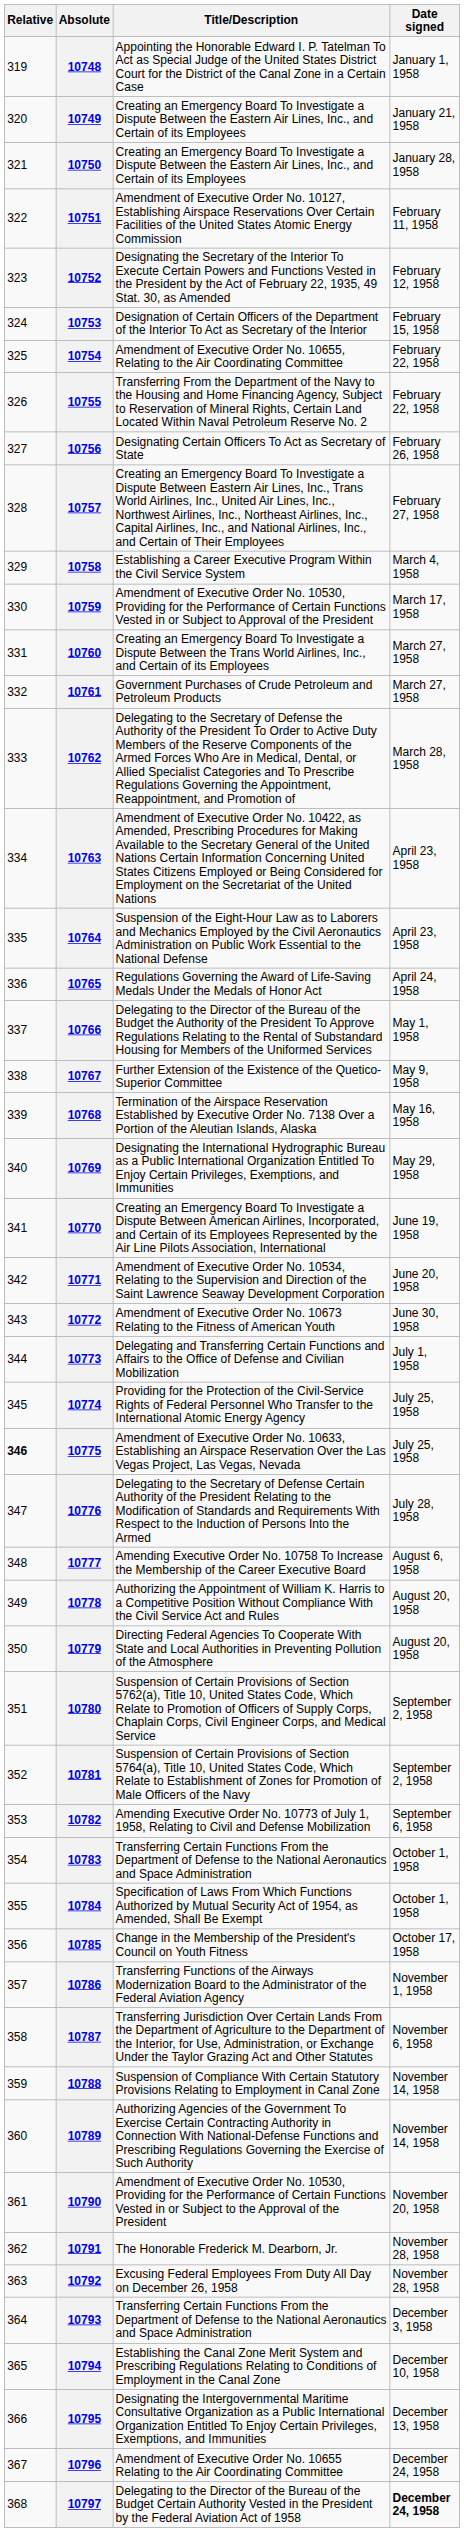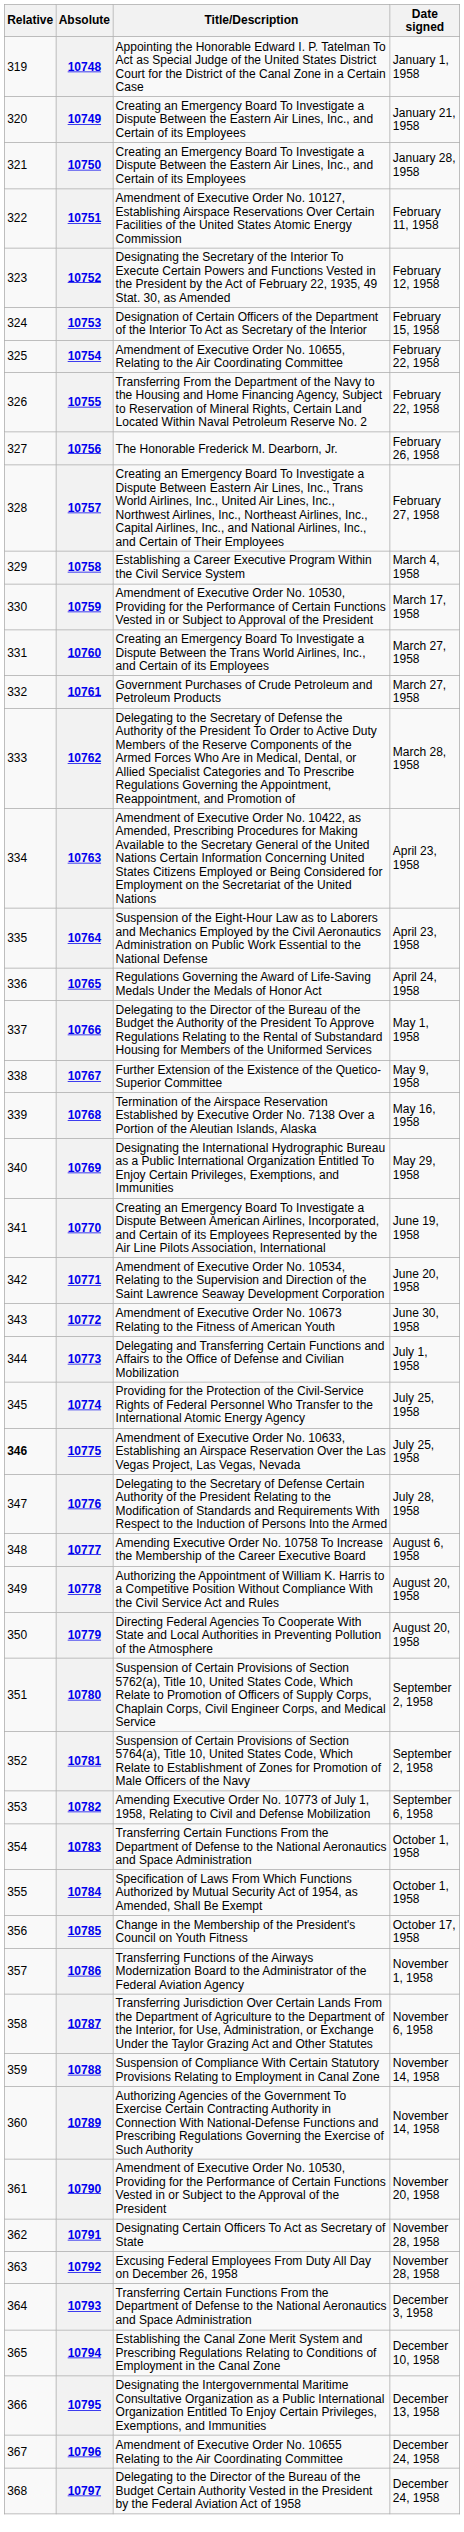(250, 448) Designating Certain Officers To Act as Secretary of State -> (227, 448) The Honorable Frederick M. Dearborn, Jr.
(227, 2248) The Honorable Frederick M. Dearborn, Jr. -> (250, 2235) Designating Certain Officers To Act as Secretary of State
(421, 2504) bold -> (420, 2491) normal
